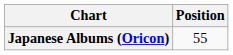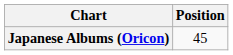(200, 38) 55 -> (200, 38) 45
